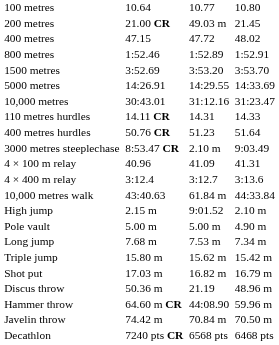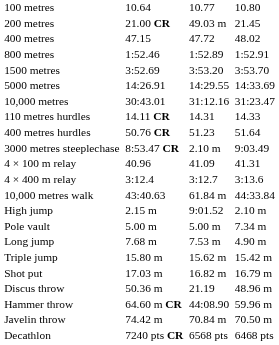(251, 226) 4.90 m -> (251, 226) 7.34 m
(251, 241) 7.34 m -> (251, 241) 4.90 m
